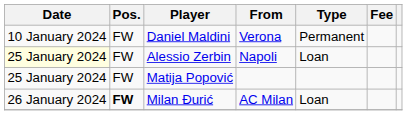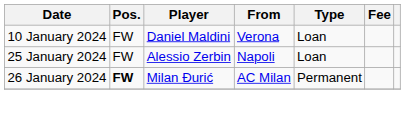(332, 36) Permanent -> (312, 36) Loan
(57, 57) lightyellow background -> (57, 57) no background
- row: (190, 78)
(314, 99) Loan -> (329, 78) Permanent
